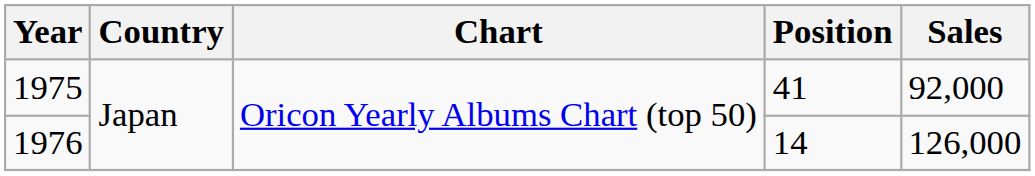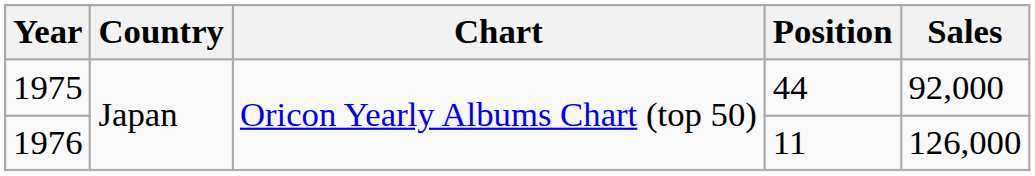(790, 87) 41 -> (790, 87) 44
(790, 142) 14 -> (790, 142) 11
